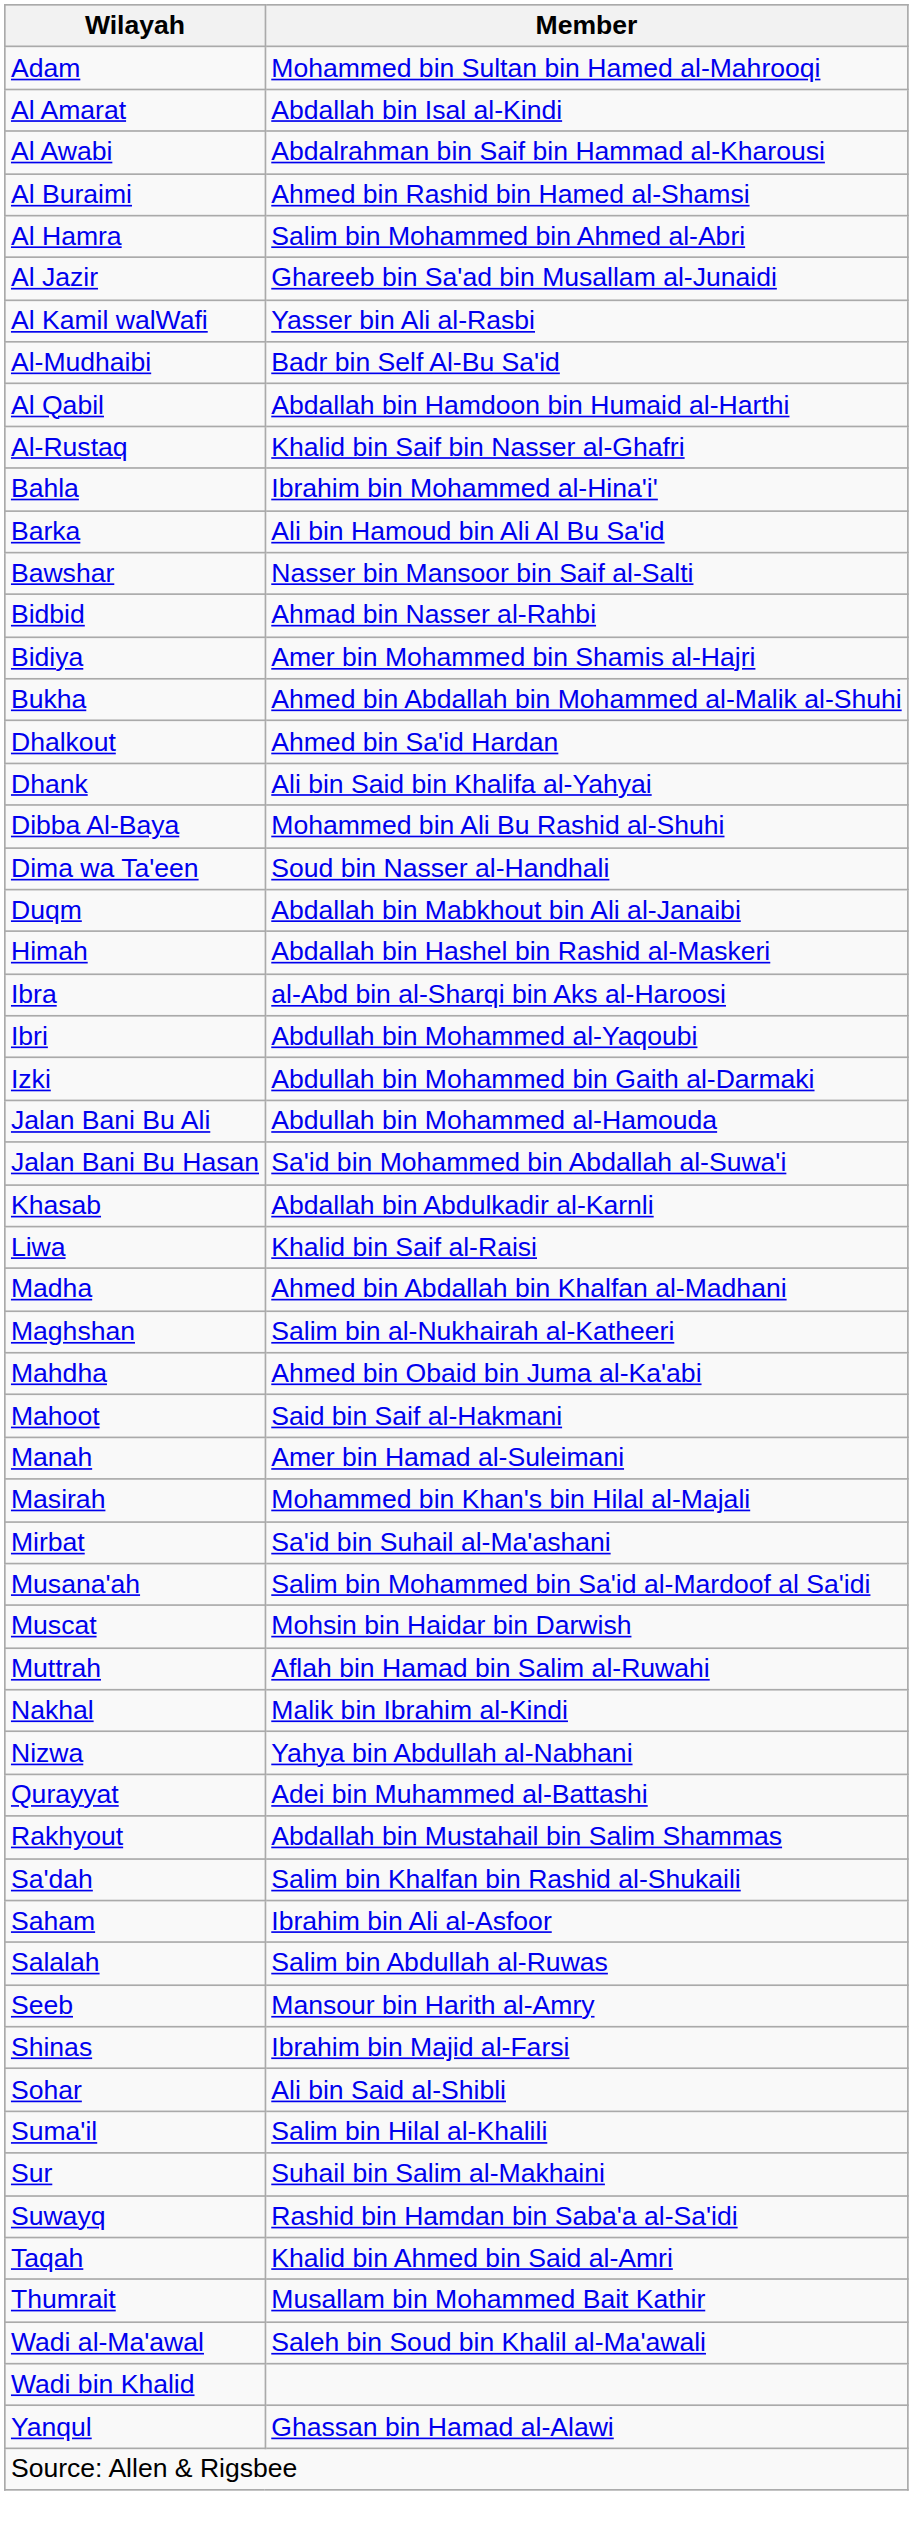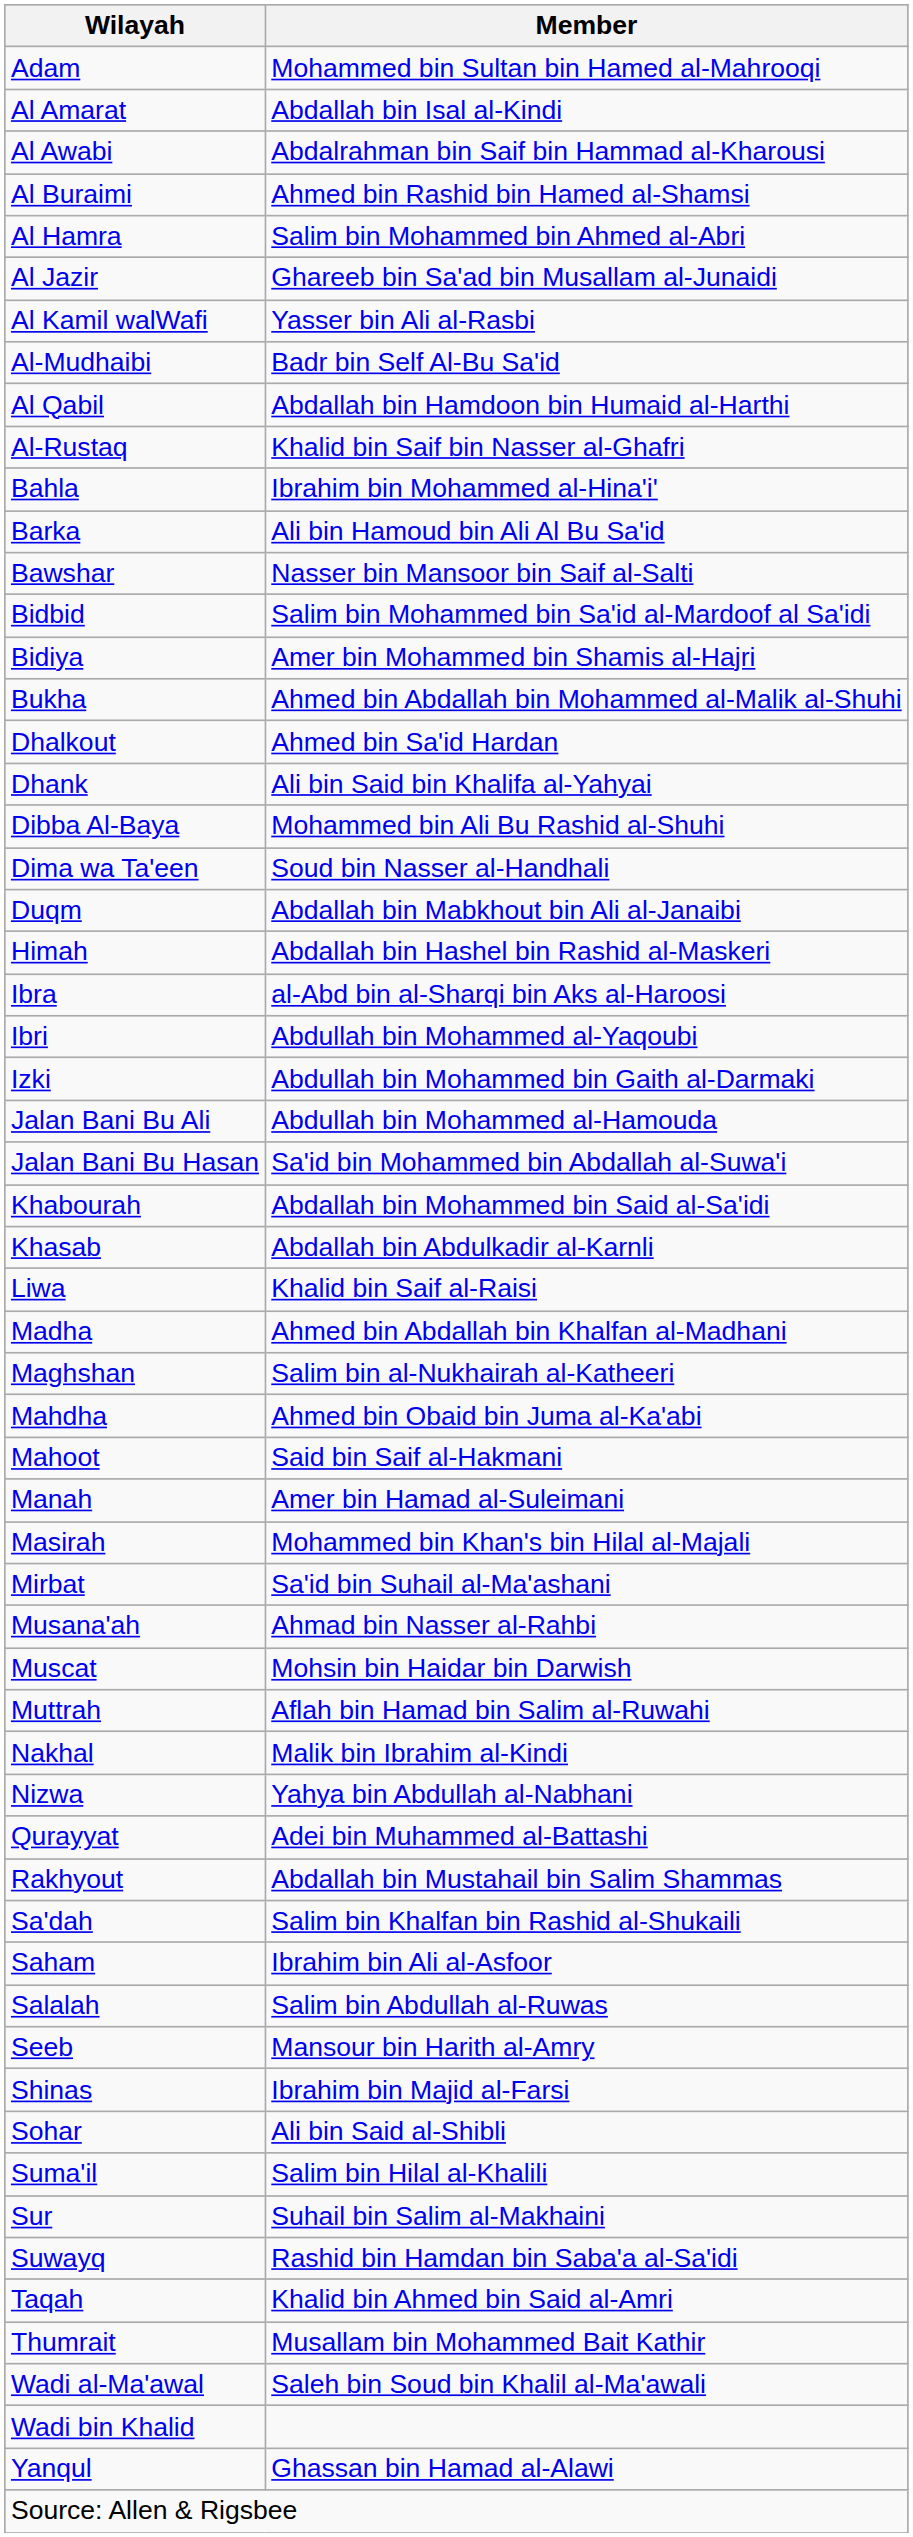(434, 615) Ahmad bin Nasser al-Rahbi -> (571, 615) Salim bin Mohammed bin Sa'id al-Mardoof al Sa'idi
+ row: (76, 1204)
(571, 1584) Salim bin Mohammed bin Sa'id al-Mardoof al Sa'idi -> (434, 1626) Ahmad bin Nasser al-Rahbi
